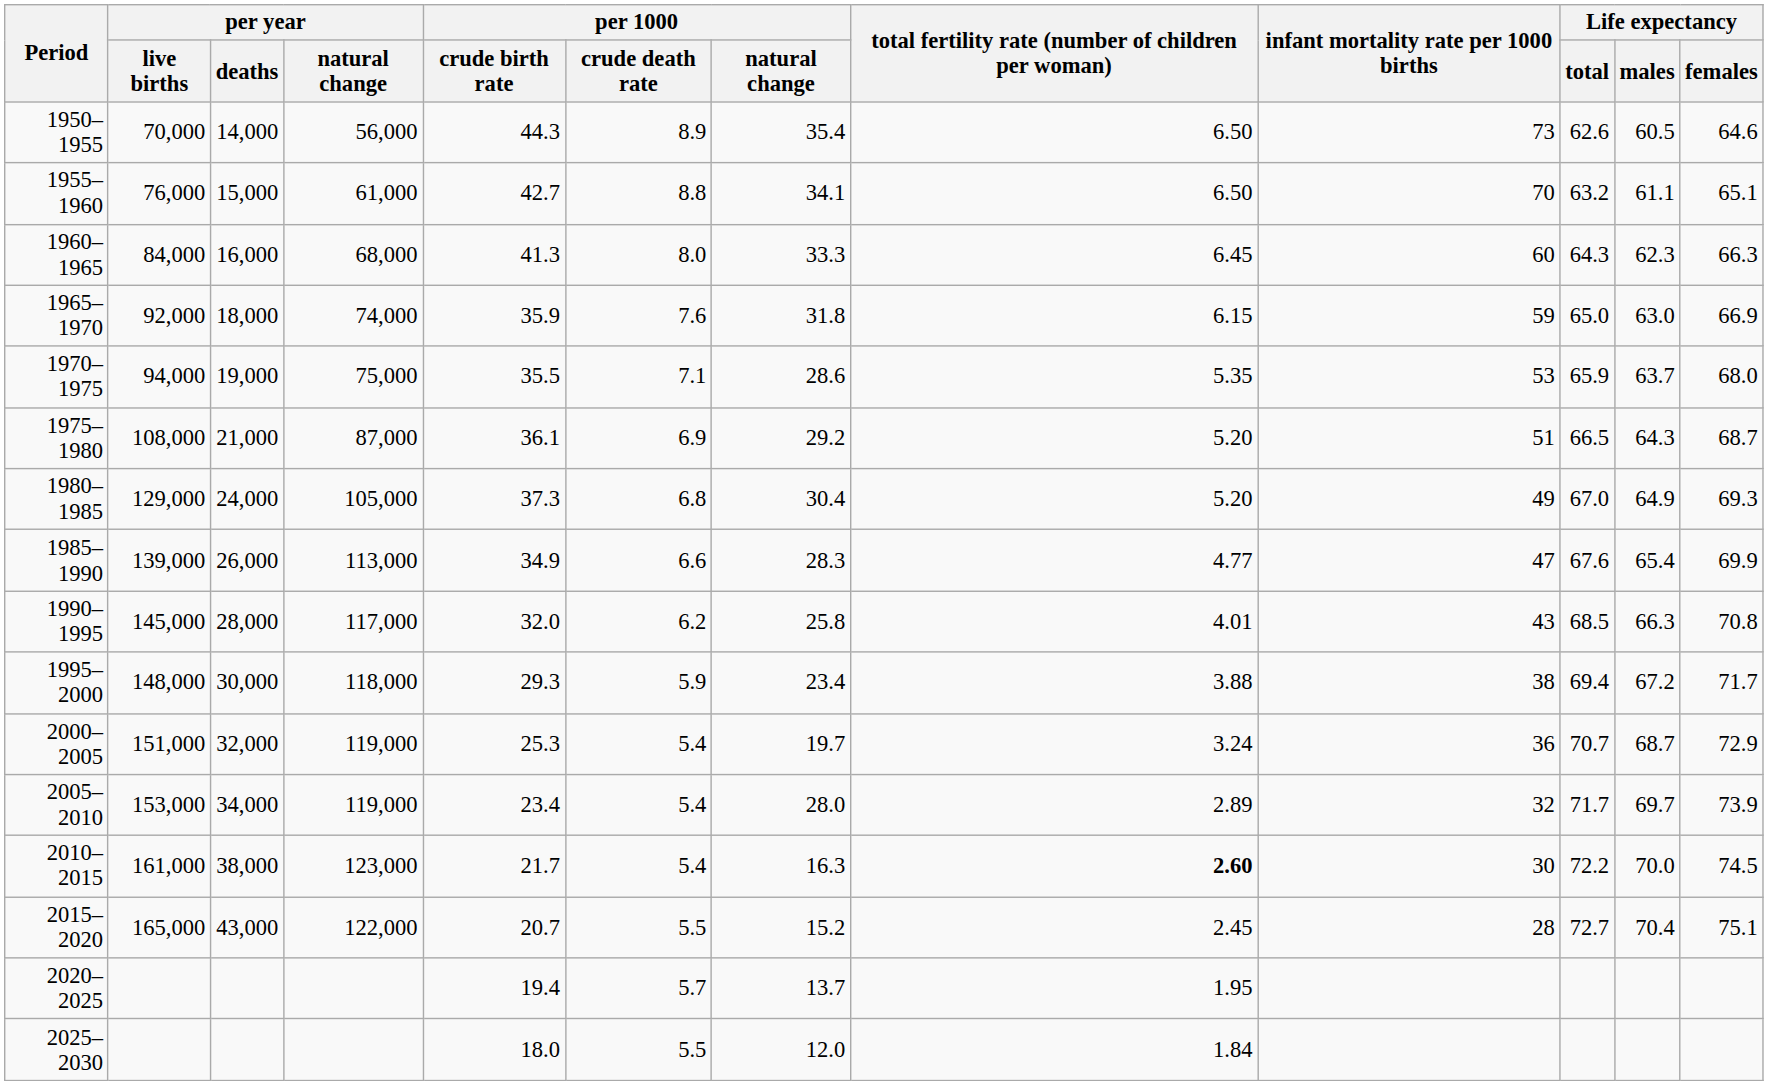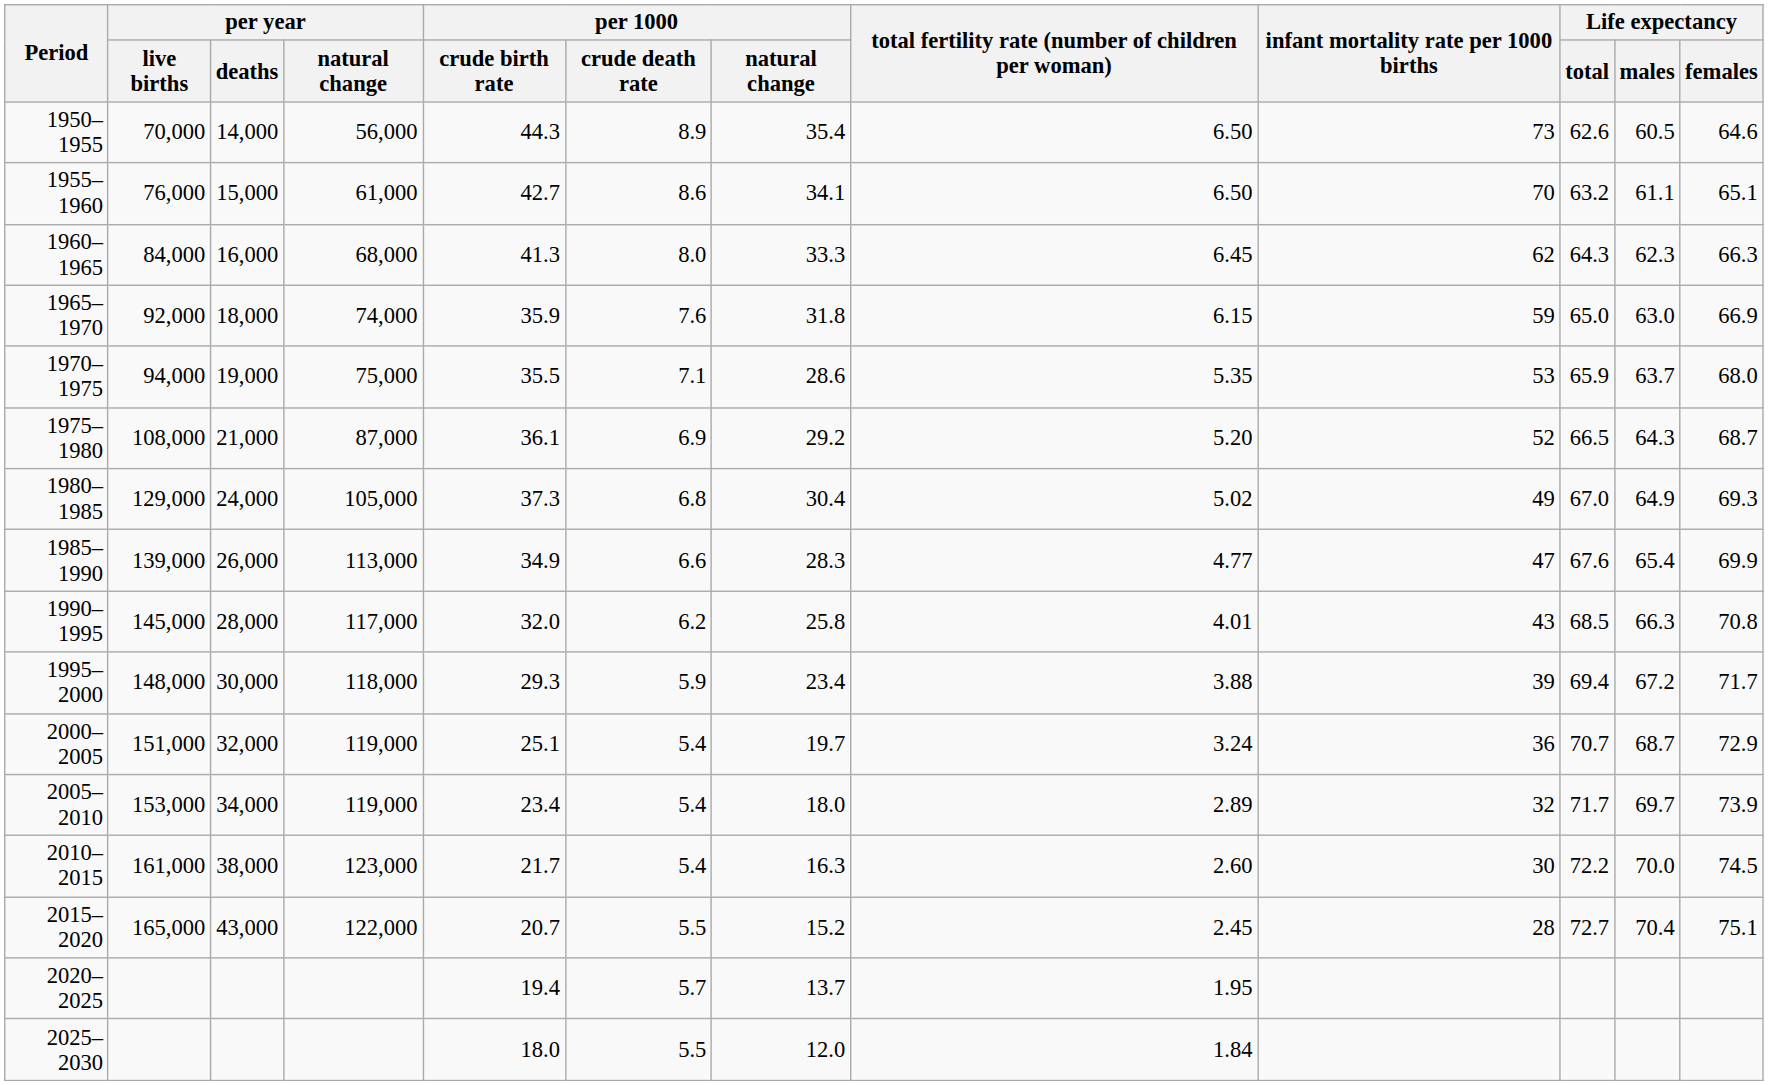(692, 193) 8.8 -> (692, 193) 8.6
(1544, 254) 60 -> (1544, 254) 62
(1544, 437) 51 -> (1544, 437) 52
(1233, 498) 5.20 -> (1233, 498) 5.02
(1544, 682) 38 -> (1544, 682) 39
(540, 743) 25.3 -> (540, 743) 25.1
(825, 804) 28.0 -> (825, 804) 18.0
(1233, 865) bold -> (1233, 865) normal
